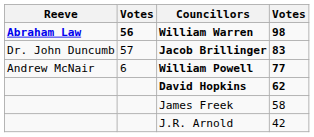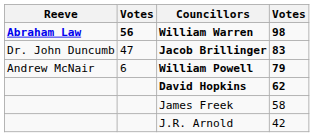(127, 50) 57 -> (127, 50) 47
(279, 68) 77 -> (279, 68) 79
